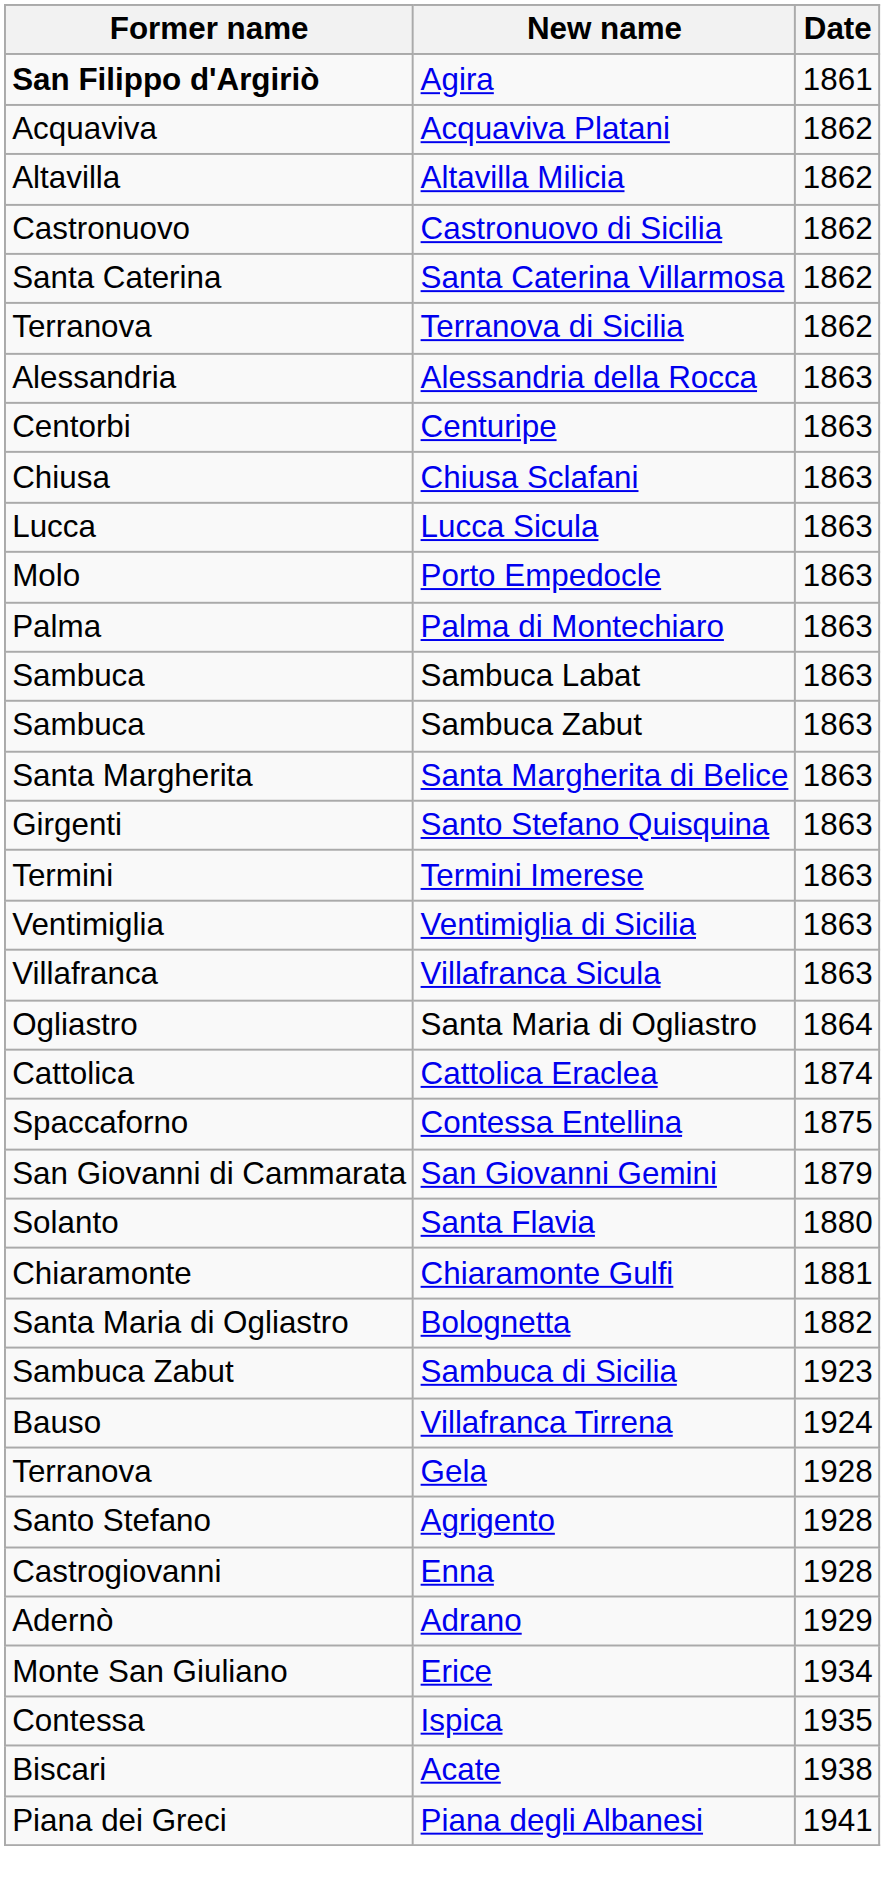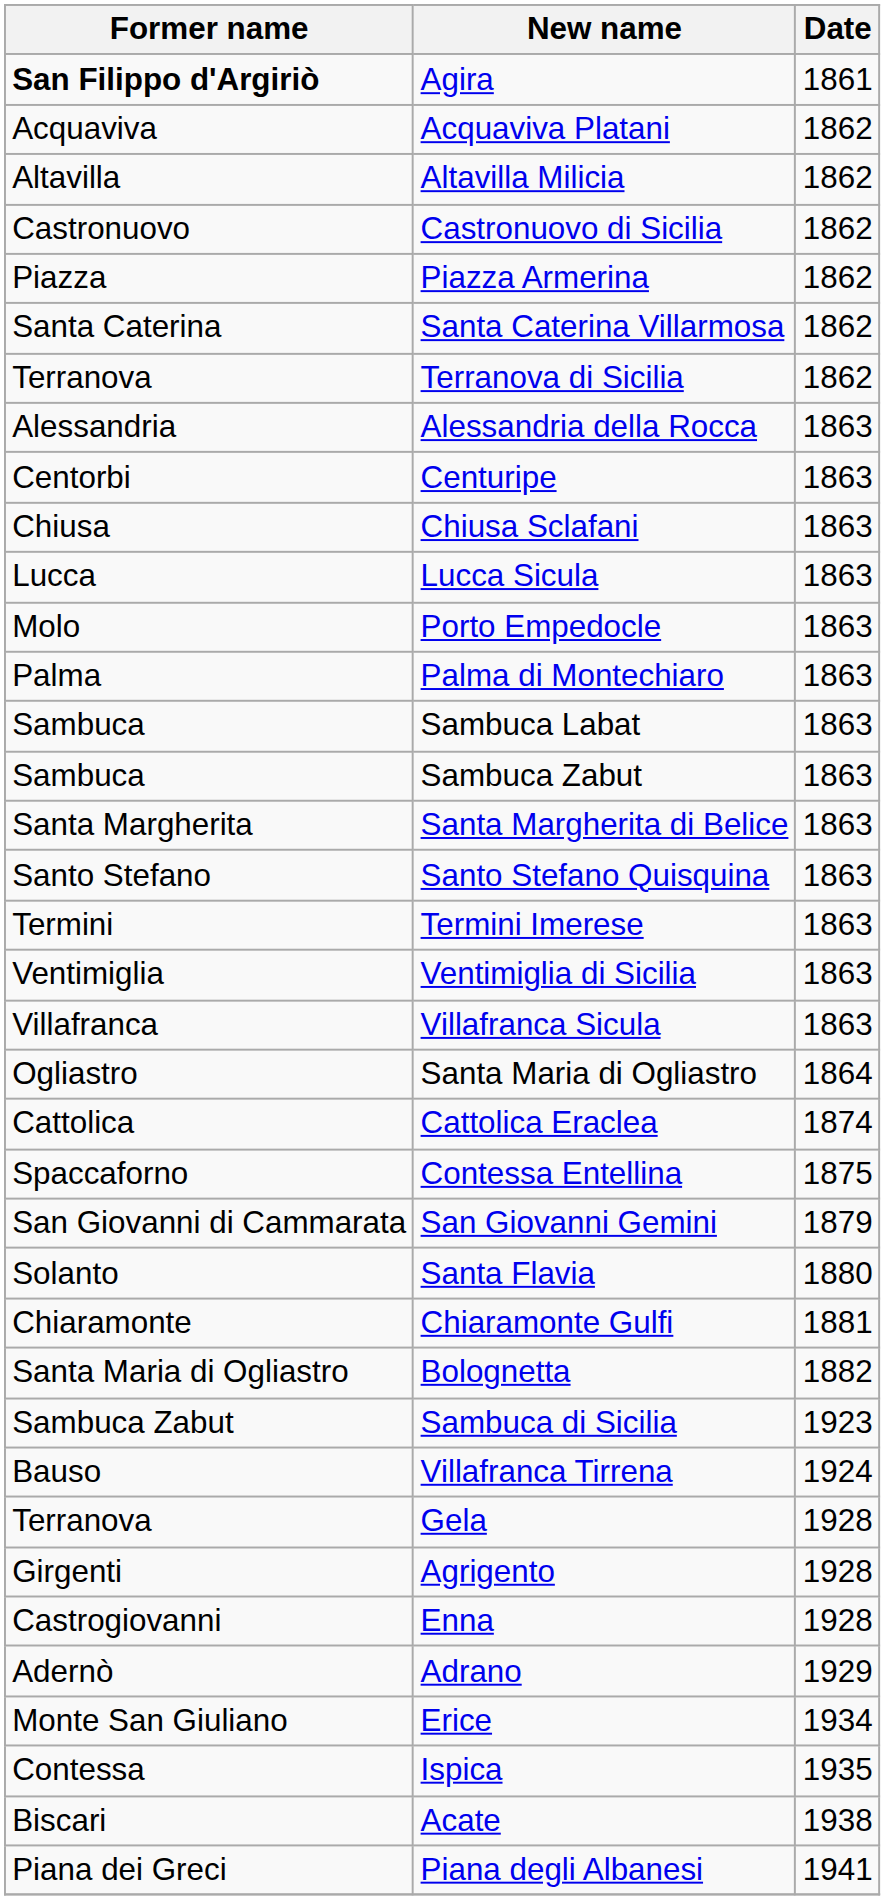+ row: (535, 278)
(67, 825) Girgenti -> (112, 874) Santo Stefano
(112, 1521) Santo Stefano -> (67, 1571) Girgenti
